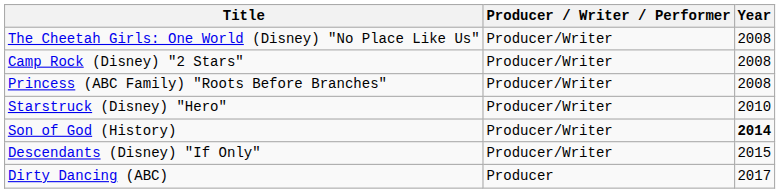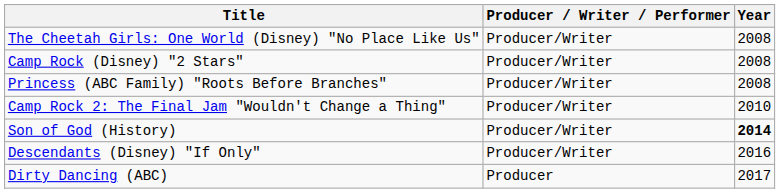+ row: (227, 108)
- row: (117, 108)
(754, 153) 2015 -> (754, 153) 2016
